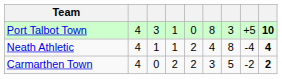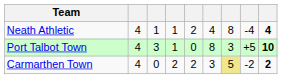rows swapped: (47, 30) <-> (40, 47)
(231, 64) no background -> (231, 64) khaki background
